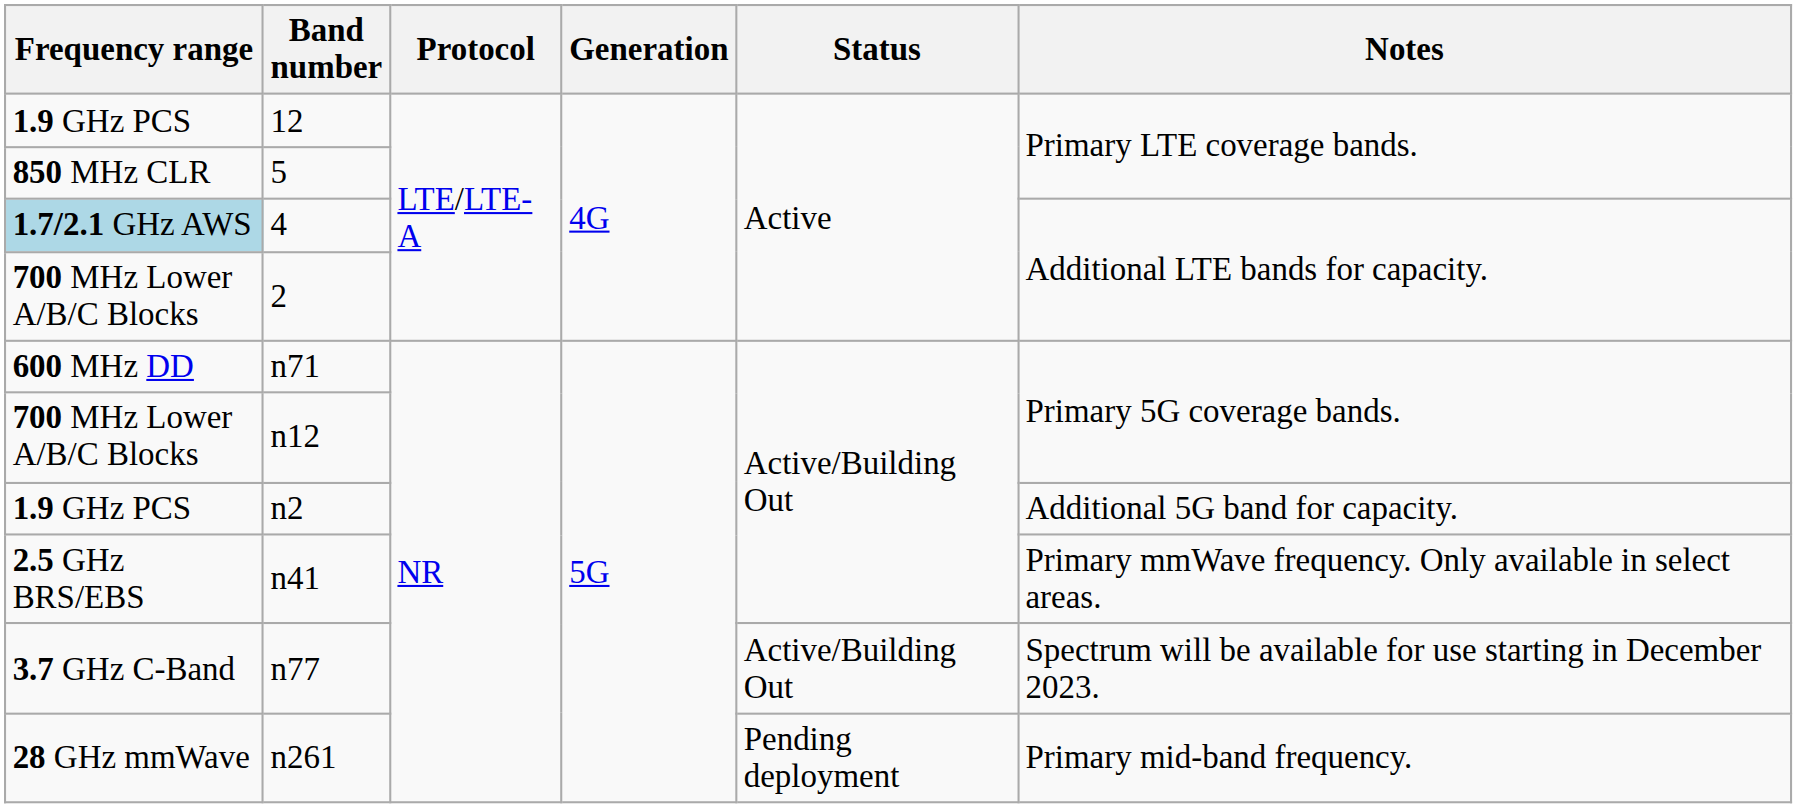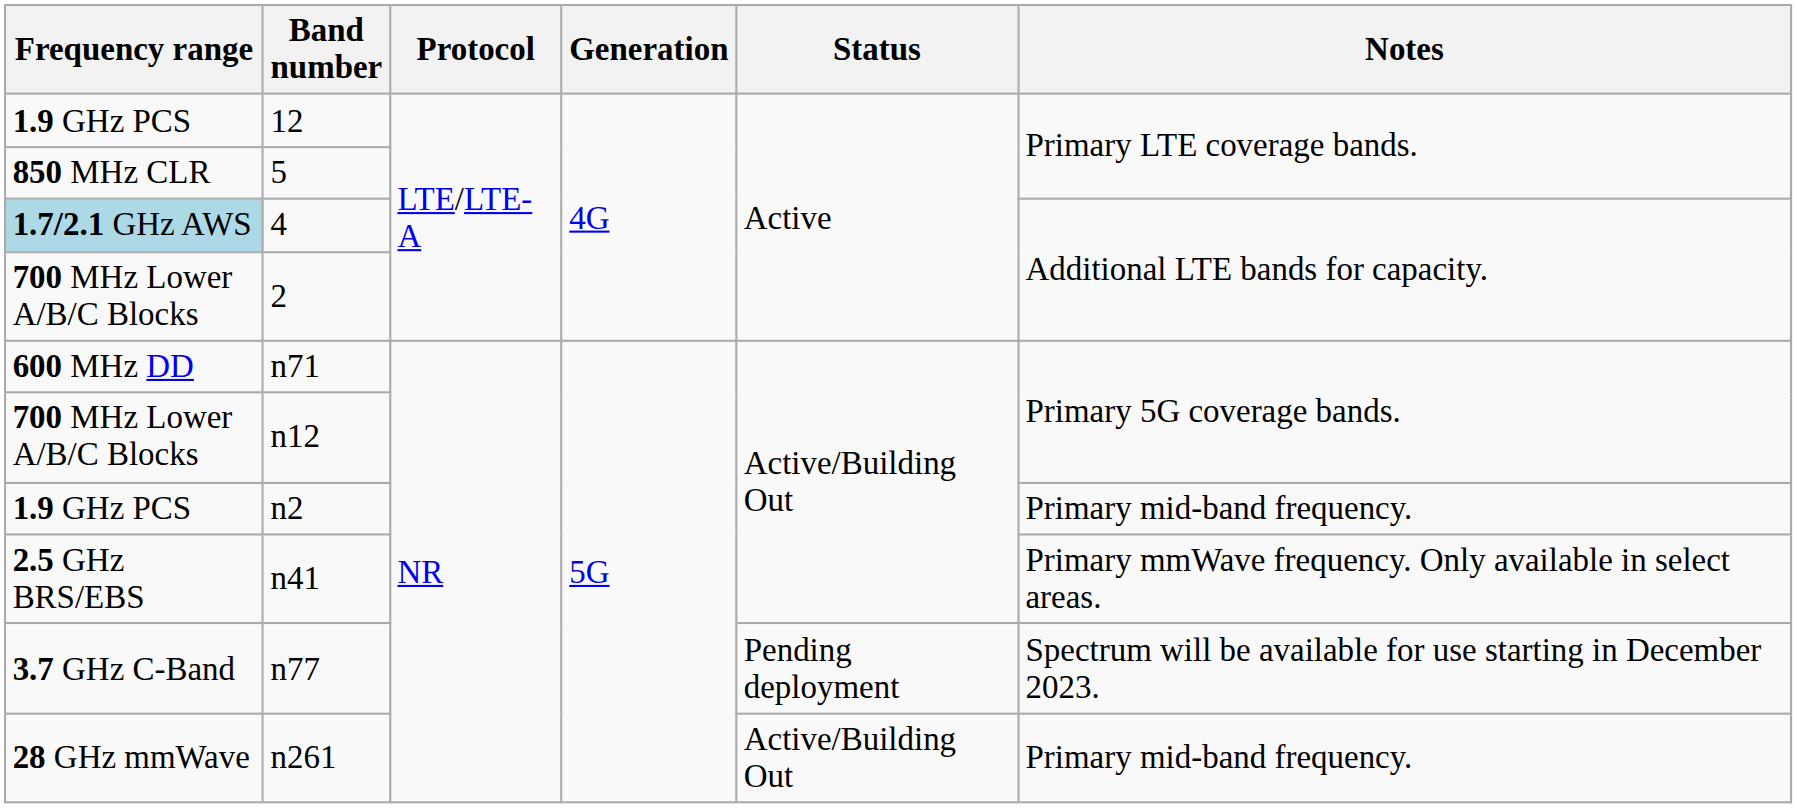(1242, 507) Additional 5G band for capacity. -> (1219, 507) Primary mid-band frequency.
(850, 667) Active/Building Out -> (822, 667) Pending deployment
(822, 757) Pending deployment -> (850, 757) Active/Building Out
